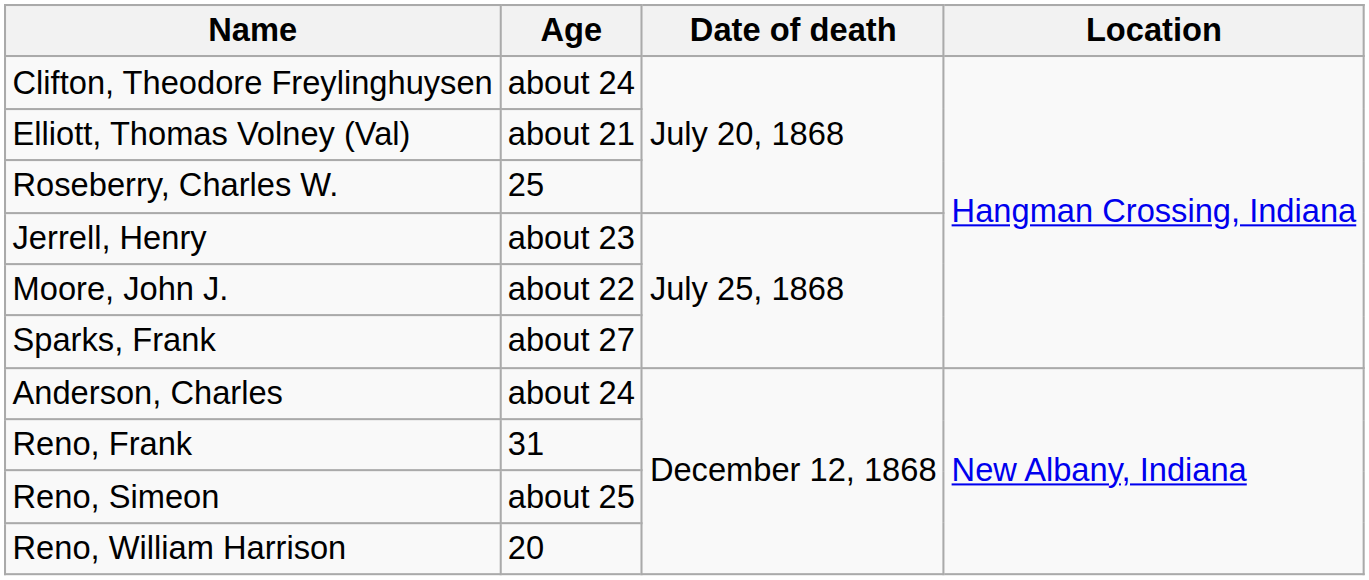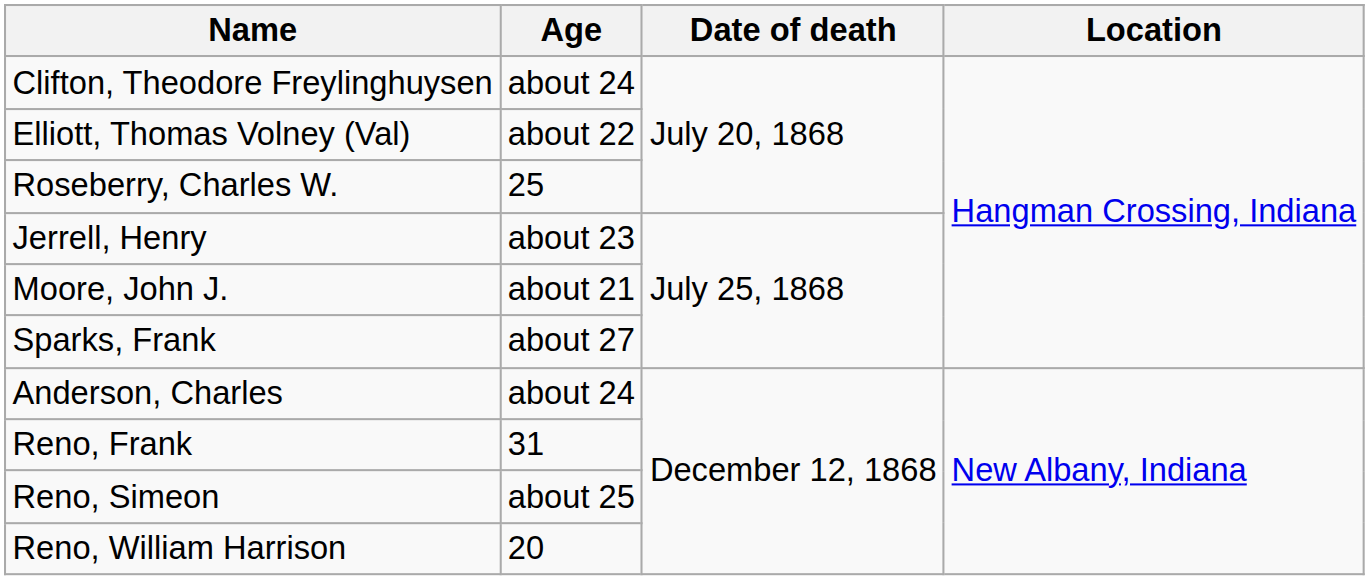(571, 133) about 21 -> (571, 133) about 22
(571, 289) about 22 -> (571, 289) about 21
